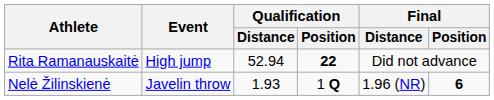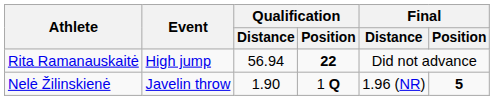(266, 61) 52.94 -> (266, 61) 56.94
(266, 84) 1.93 -> (266, 84) 1.90
(459, 84) 6 -> (459, 84) 5
